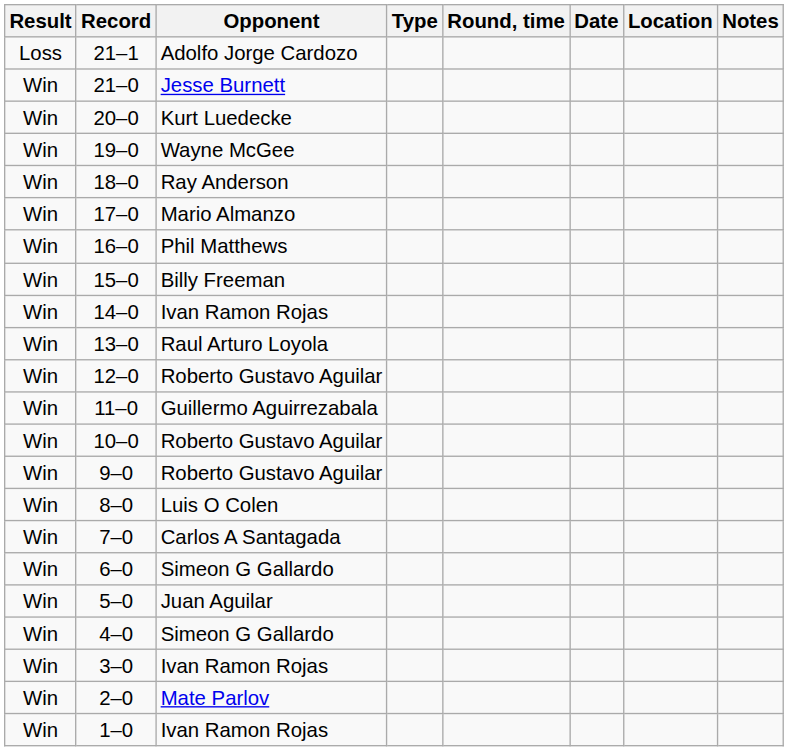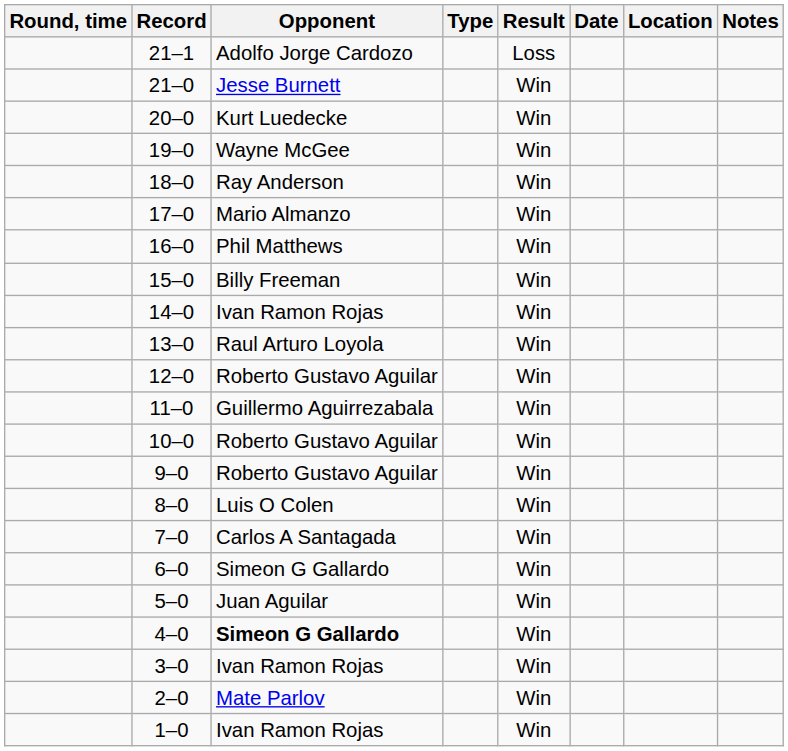columns swapped: (41, 21) <-> (506, 21)
(247, 634) normal -> (308, 634) bold
